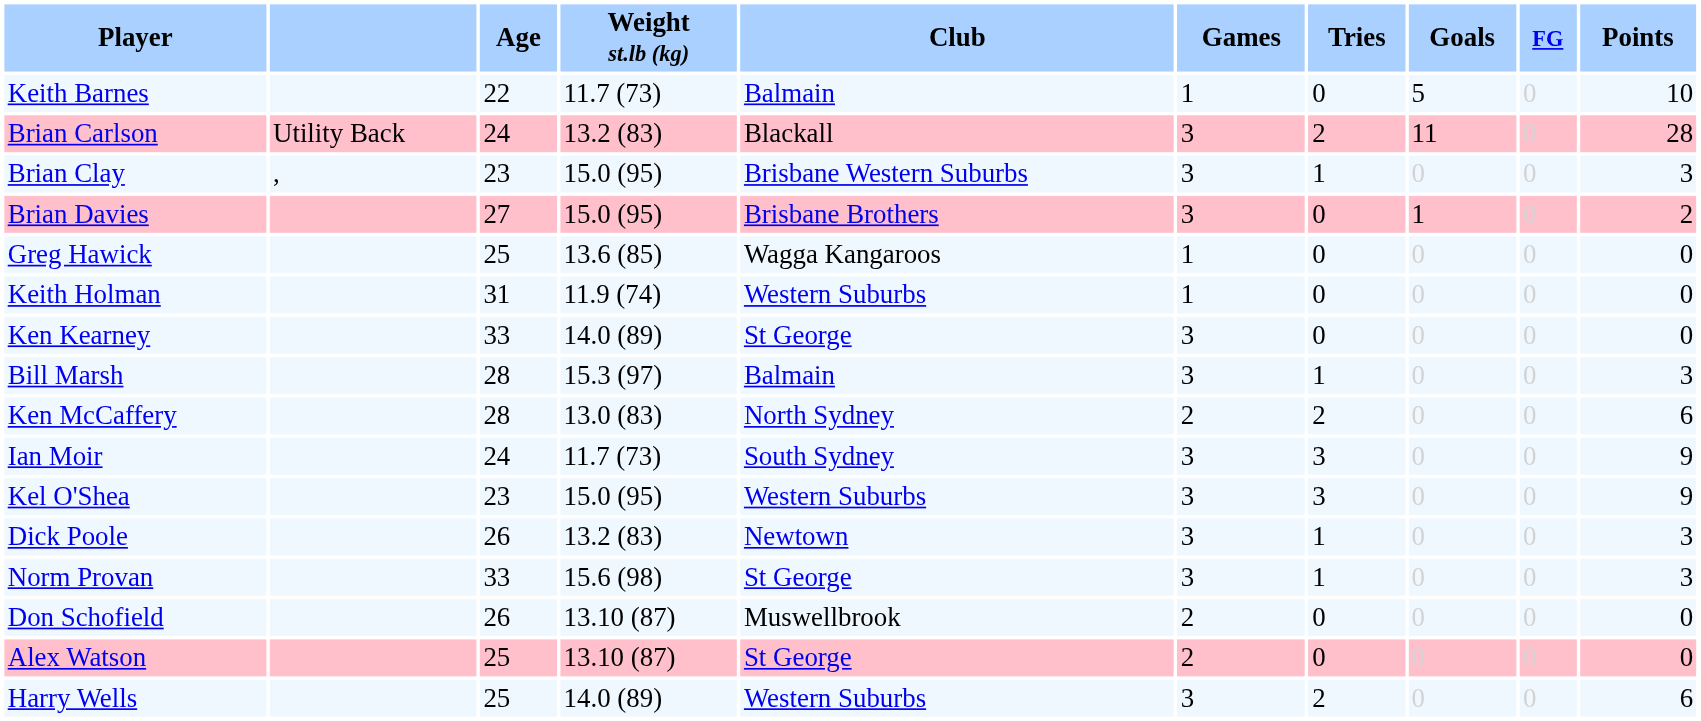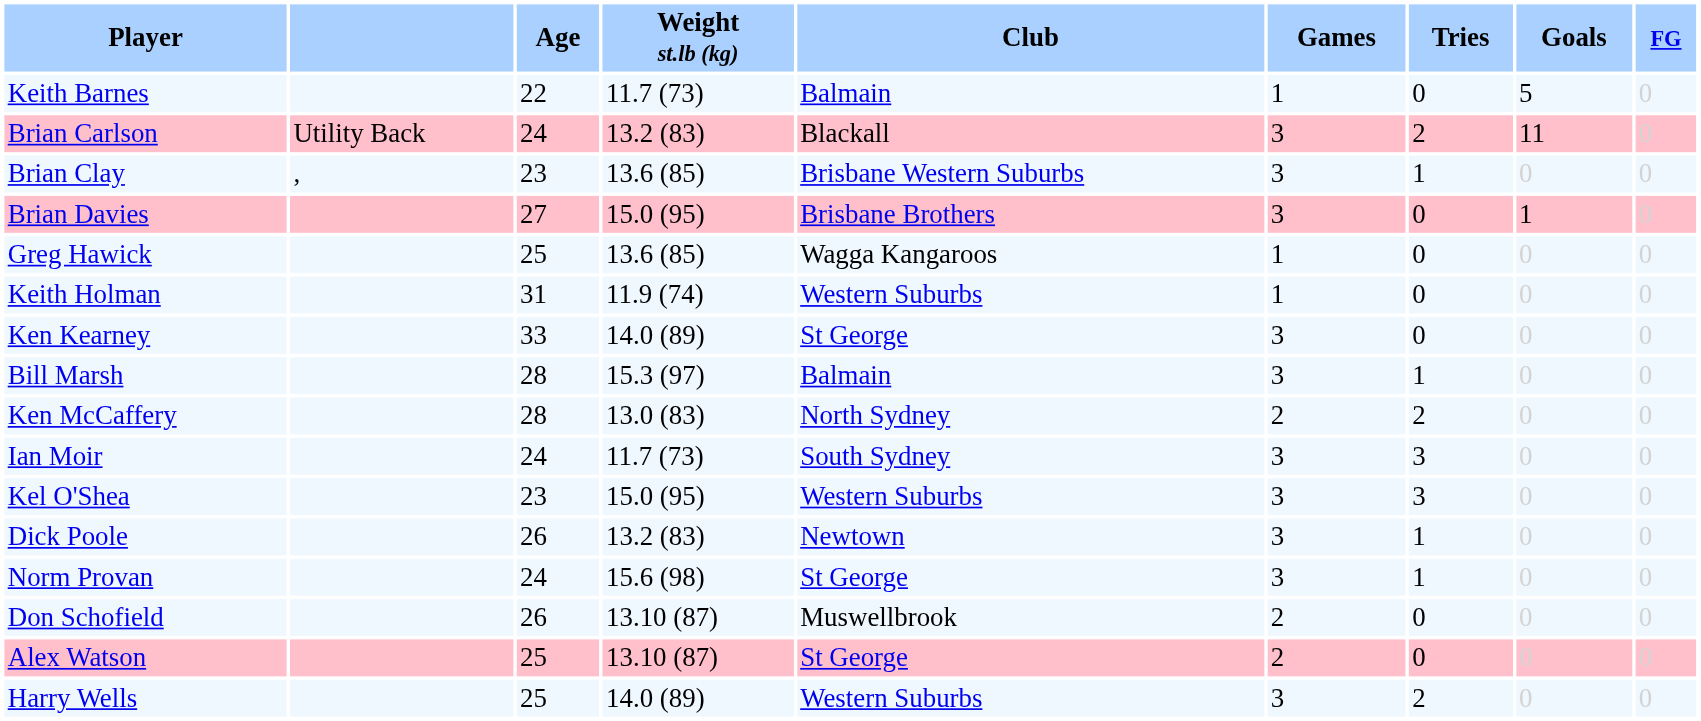- column: (1638, 37)
(613, 173) 15.0 (95) -> (655, 173) 13.6 (85)
(497, 576) 33 -> (533, 576) 24
